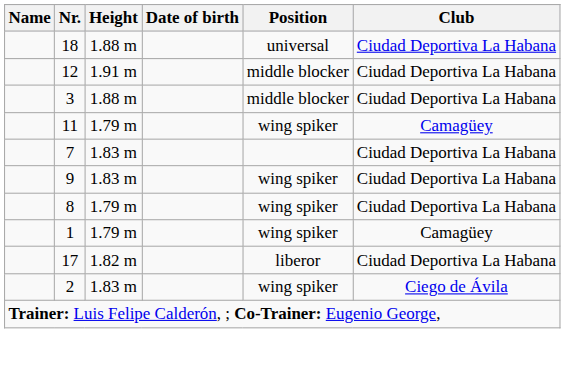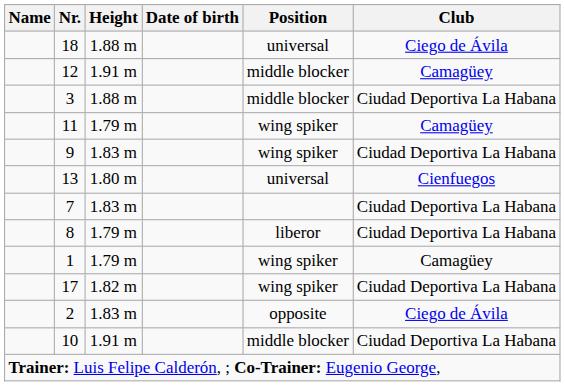(456, 44) Ciudad Deportiva La Habana -> (456, 44) Ciego de Ávila
(456, 71) Ciudad Deportiva La Habana -> (456, 71) Camagüey
rows swapped: (70, 179) <-> (70, 152)
+ row: (70, 179)
(298, 206) wing spiker -> (298, 233) liberor
(298, 260) liberor -> (298, 286) wing spiker
(298, 286) wing spiker -> (298, 313) opposite
+ row: (70, 340)
